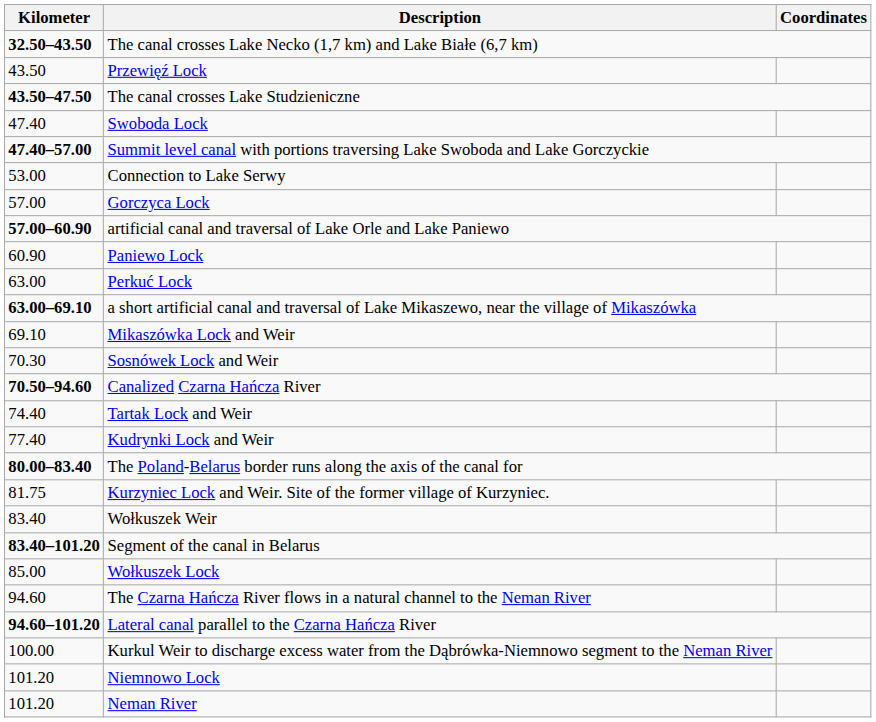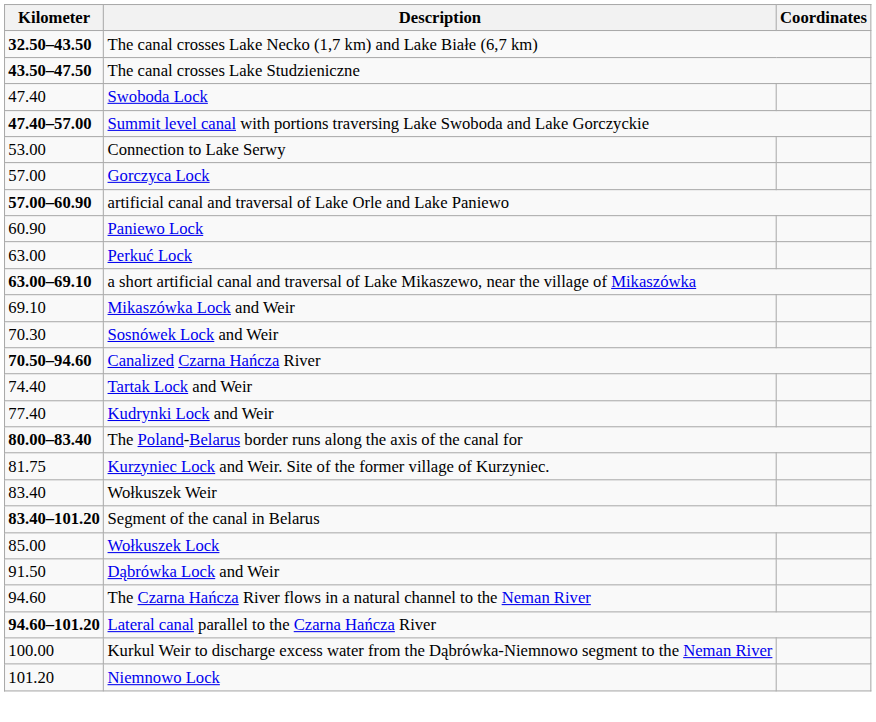- row: (157, 70)
+ row: (193, 571)
- row: (152, 703)
